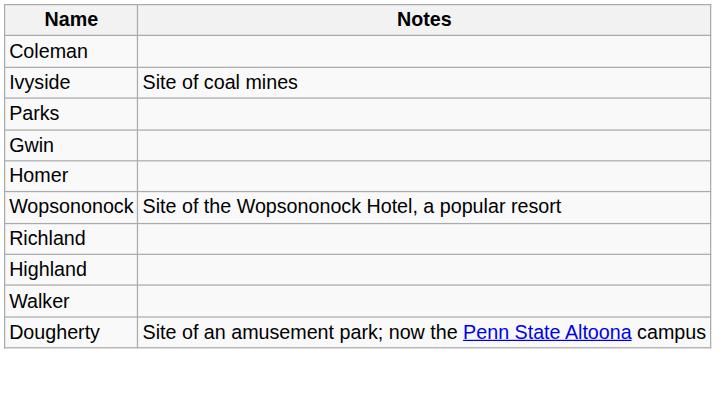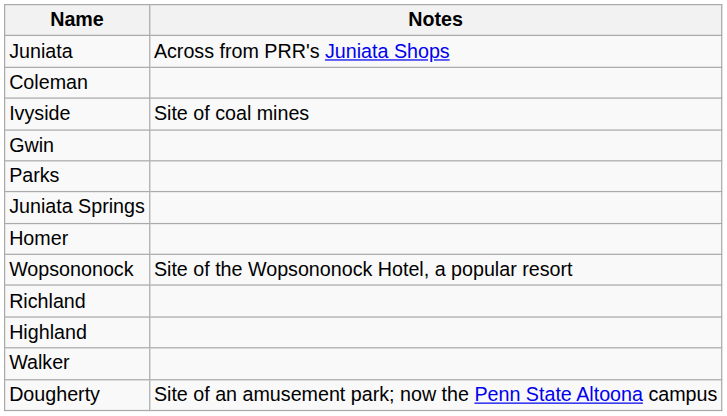+ row: (41, 51)
rows swapped: (32, 144) <-> (34, 113)
+ row: (77, 207)
